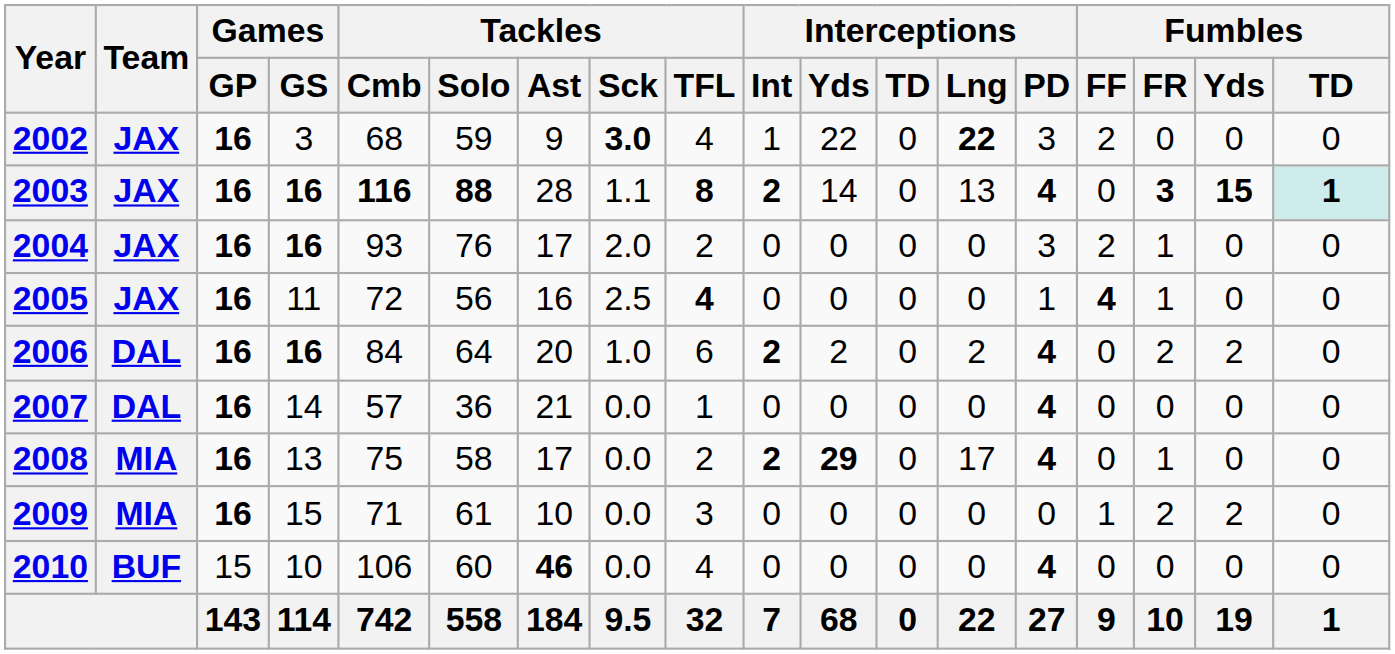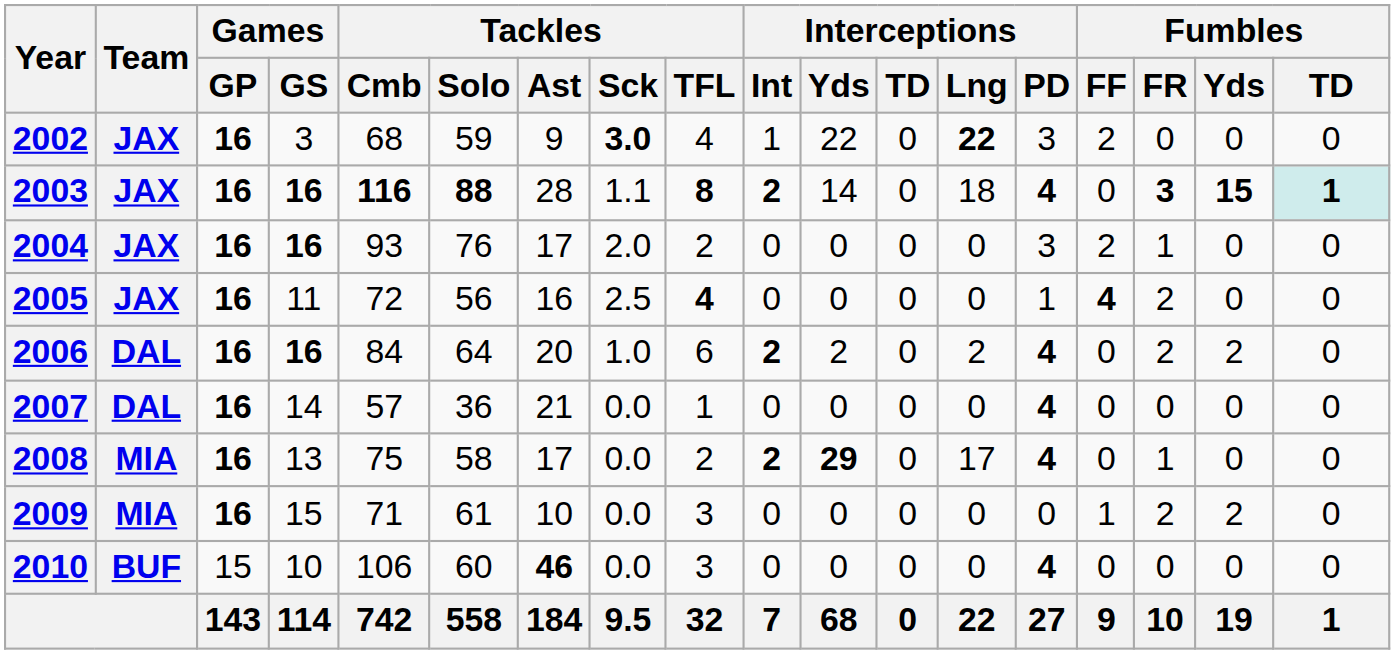(977, 191) 13 -> (977, 191) 18
(1165, 298) 1 -> (1165, 298) 2
(704, 566) 4 -> (704, 566) 3
